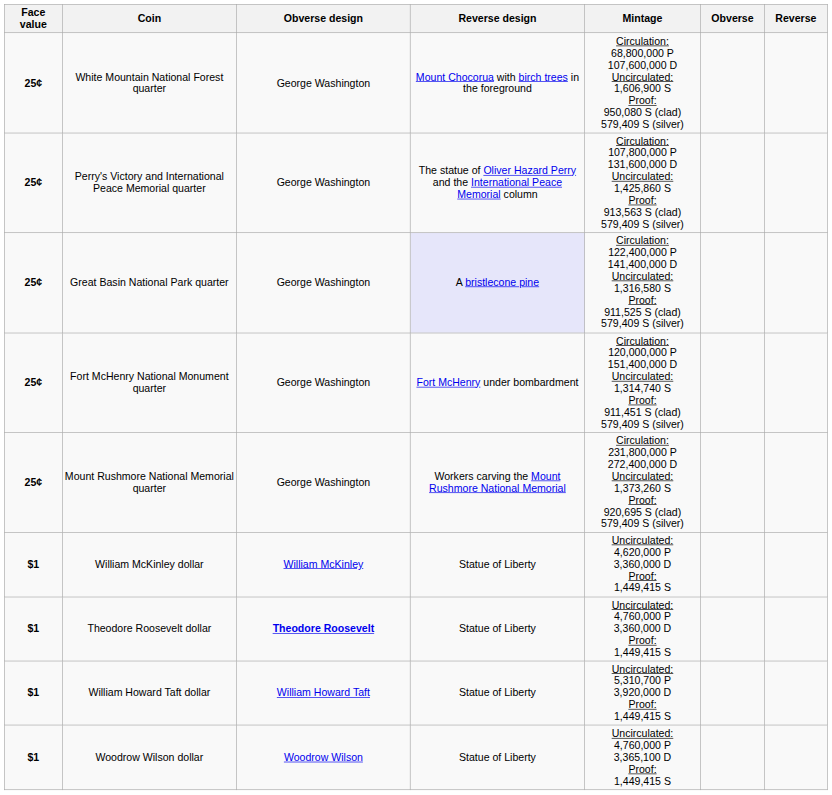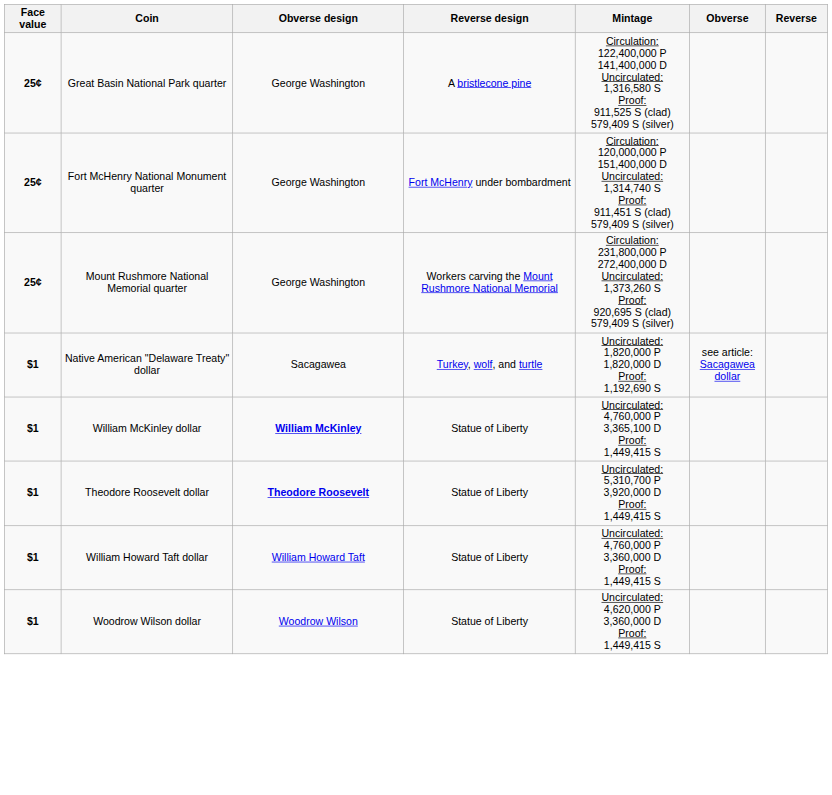- row: (149, 83)
- row: (149, 182)
(497, 282) lavender background -> (490, 83) no background
+ row: (147, 364)
(323, 564) normal -> (318, 429) bold
(642, 564) Uncirculated: 4,620,000 P 3,360,000 D Proof: 1,449,415 S -> (632, 429) Uncirculated: 4,760,000 P 3,365,100 D Proof: 1,449,415 S
(642, 629) Uncirculated: 4,760,000 P 3,360,000 D Proof: 1,449,415 S -> (632, 493) Uncirculated: 5,310,700 P 3,920,000 D Proof: 1,449,415 S
(642, 693) Uncirculated: 5,310,700 P 3,920,000 D Proof: 1,449,415 S -> (632, 557) Uncirculated: 4,760,000 P 3,360,000 D Proof: 1,449,415 S
(642, 757) Uncirculated: 4,760,000 P 3,365,100 D Proof: 1,449,415 S -> (632, 622) Uncirculated: 4,620,000 P 3,360,000 D Proof: 1,449,415 S
